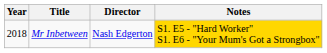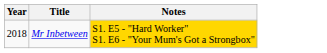- column: (122, 12)
